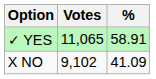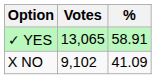(82, 39) 11,065 -> (83, 39) 13,065
